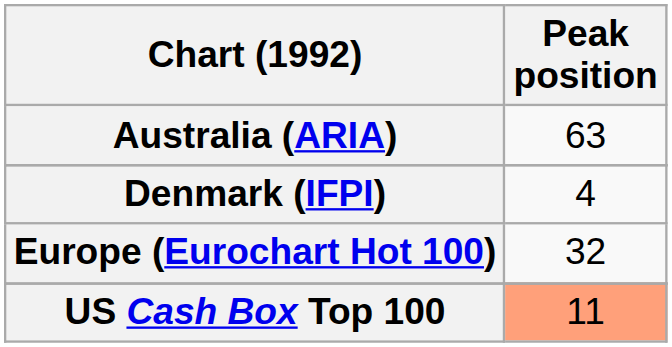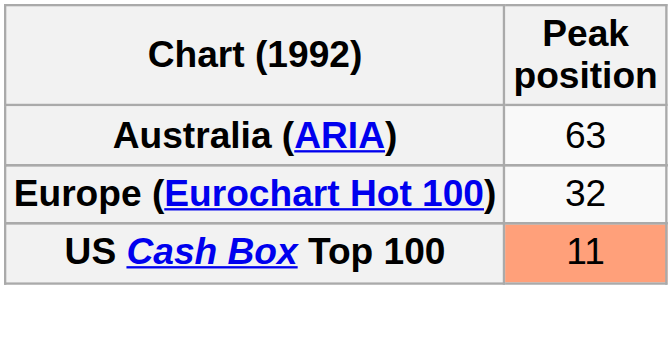- row: (255, 193)
